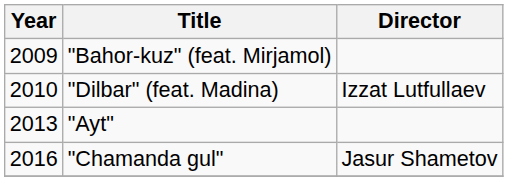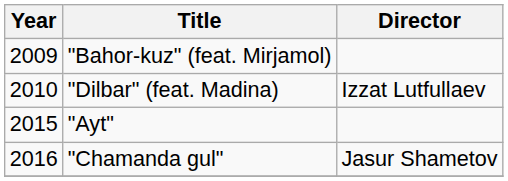(34, 124) 2013 -> (34, 124) 2015
